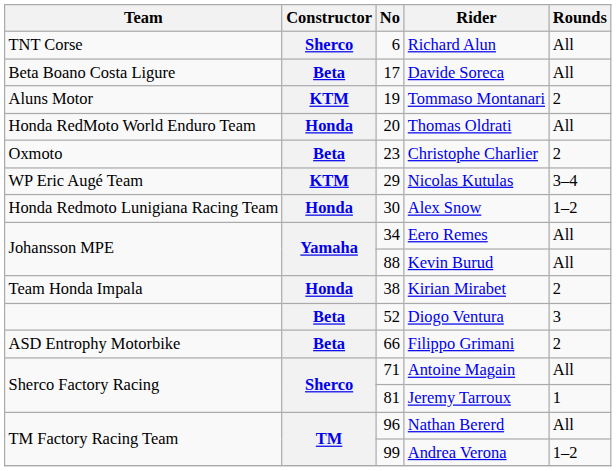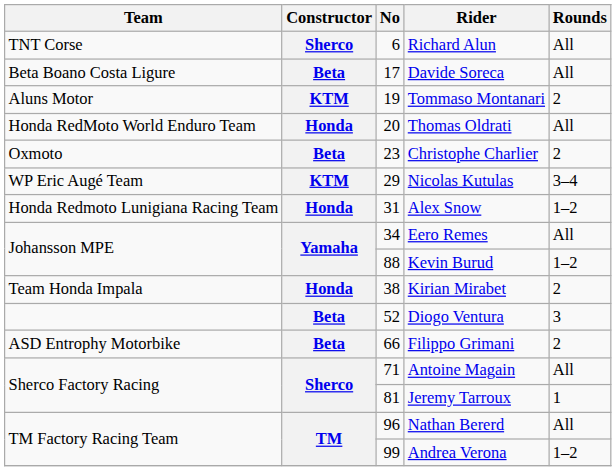(392, 207) 30 -> (392, 207) 31
(563, 262) All -> (565, 262) 1–2
